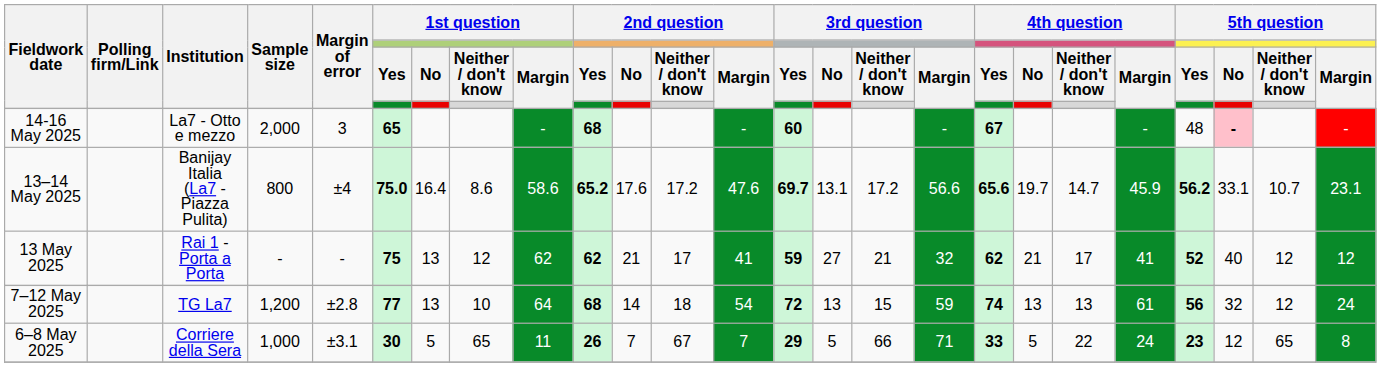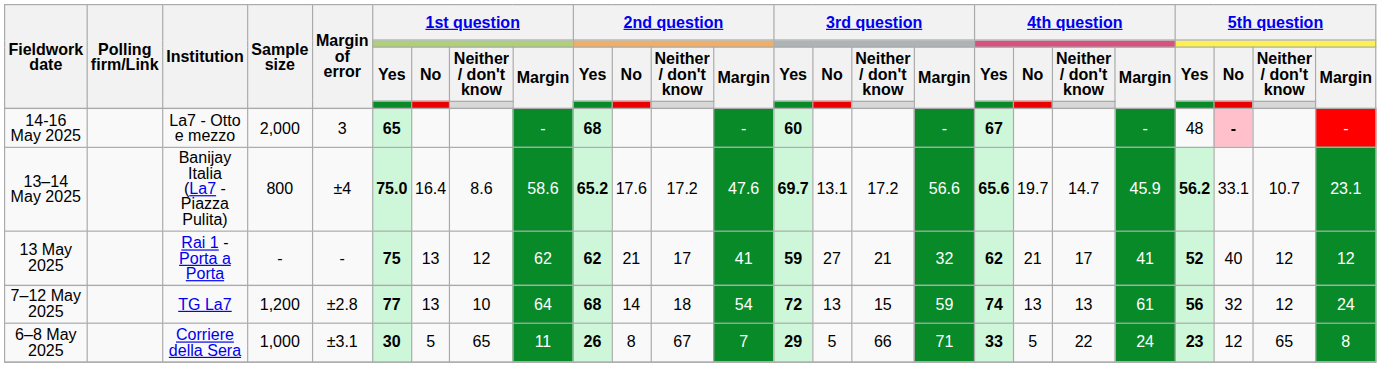(631, 342) 7 -> (631, 342) 8
